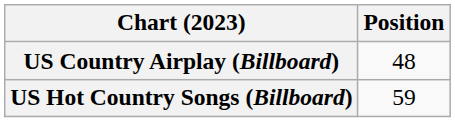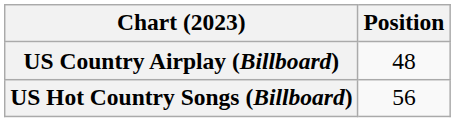(404, 97) 59 -> (404, 97) 56
